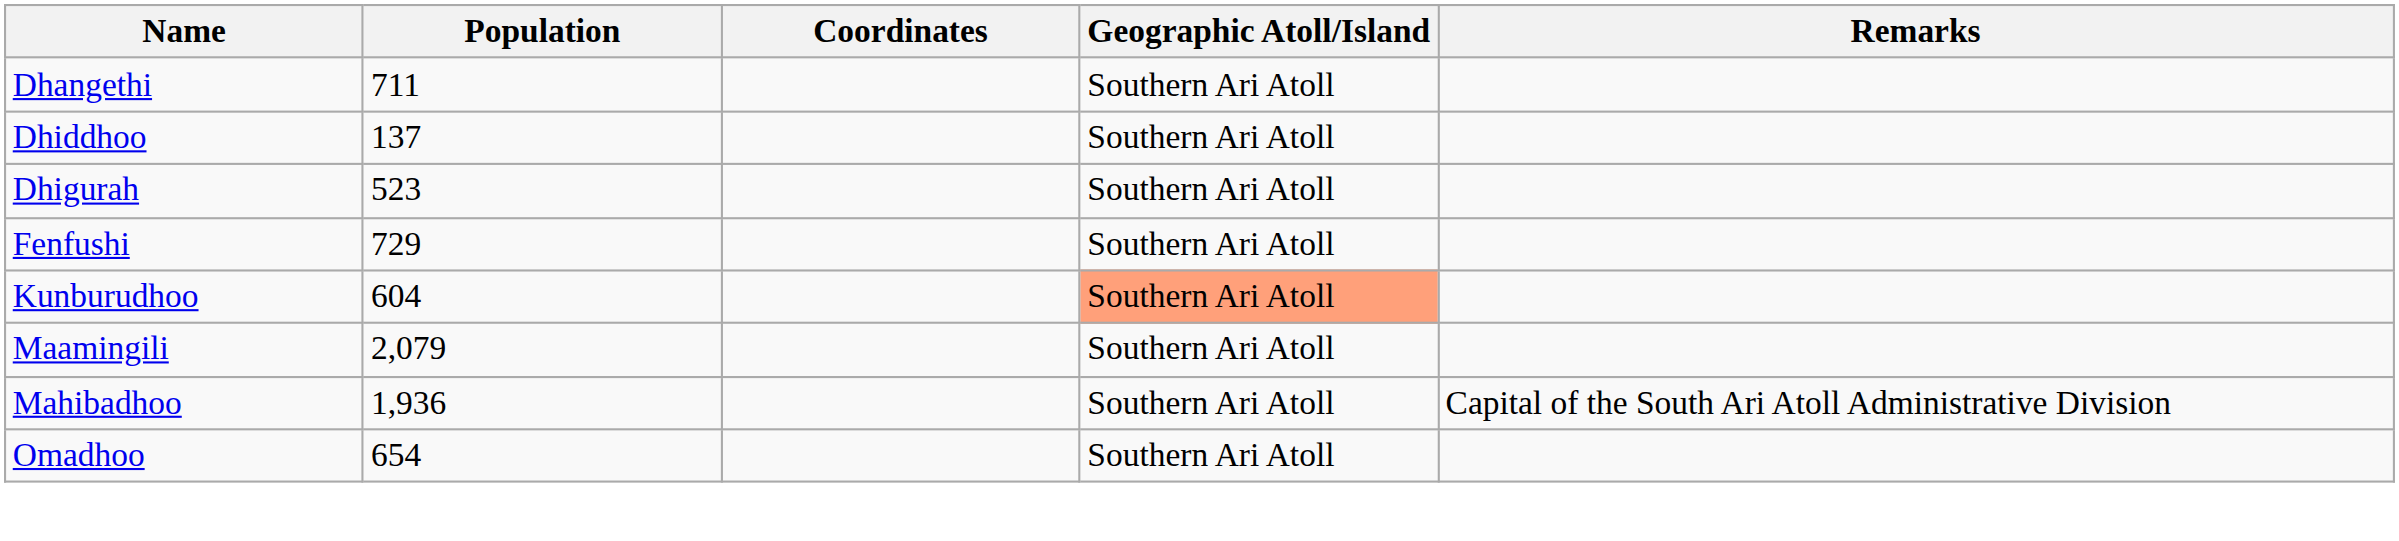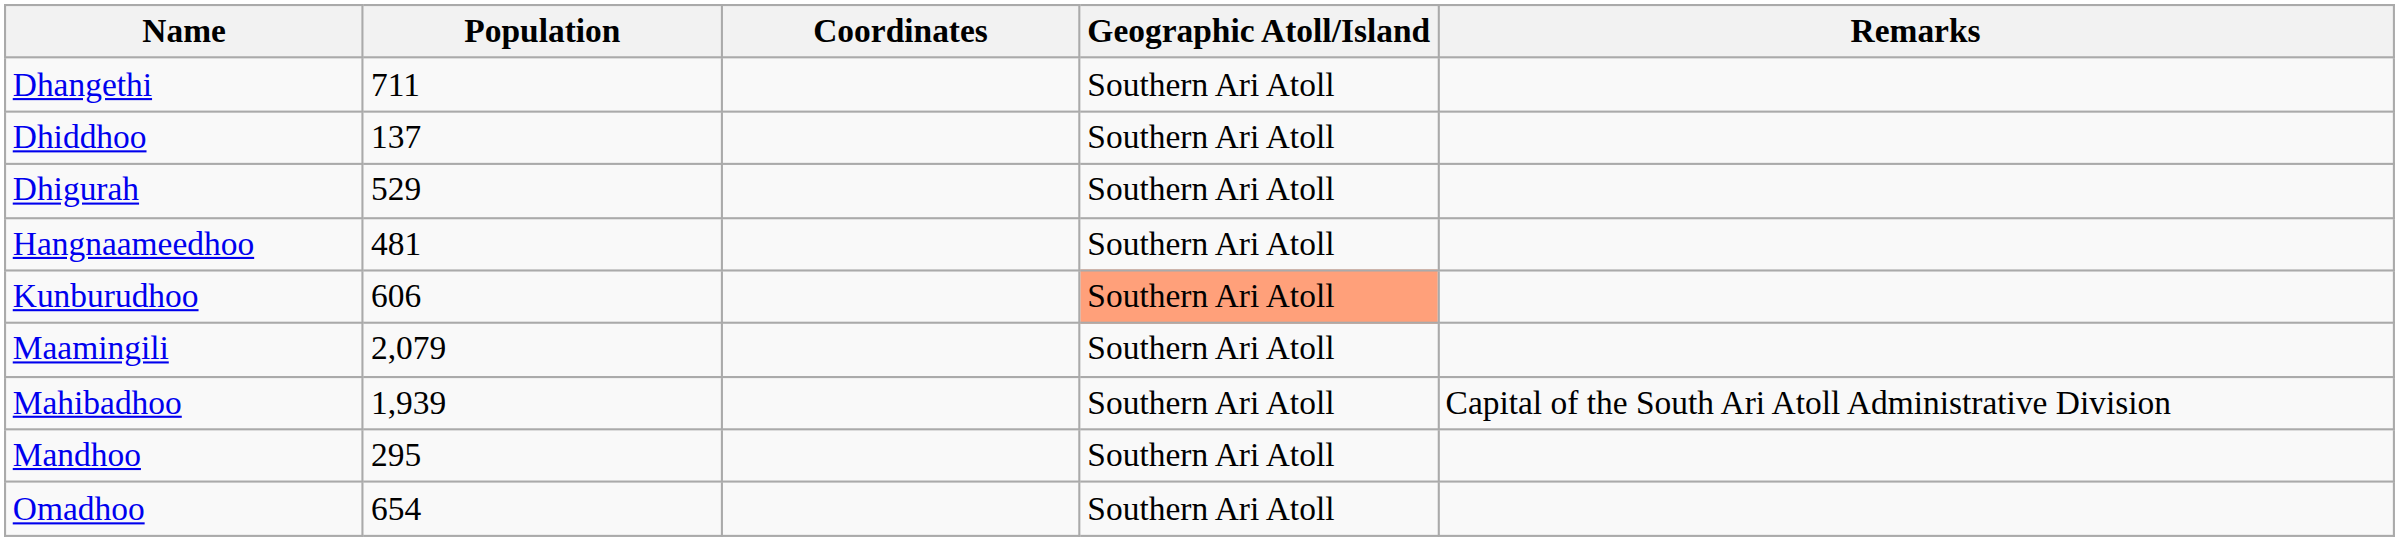(396, 190) 523 -> (396, 190) 529
- row: (71, 243)
+ row: (133, 243)
(396, 296) 604 -> (396, 296) 606
(409, 402) 1,936 -> (409, 402) 1,939
+ row: (77, 455)
